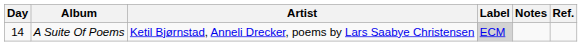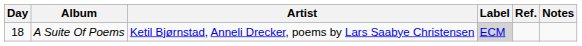columns swapped: (531, 13) <-> (563, 13)
(18, 31) 14 -> (18, 31) 18
